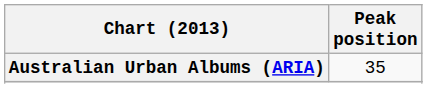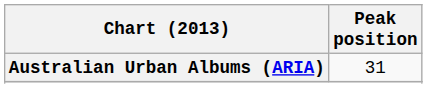(375, 68) 35 -> (375, 68) 31
